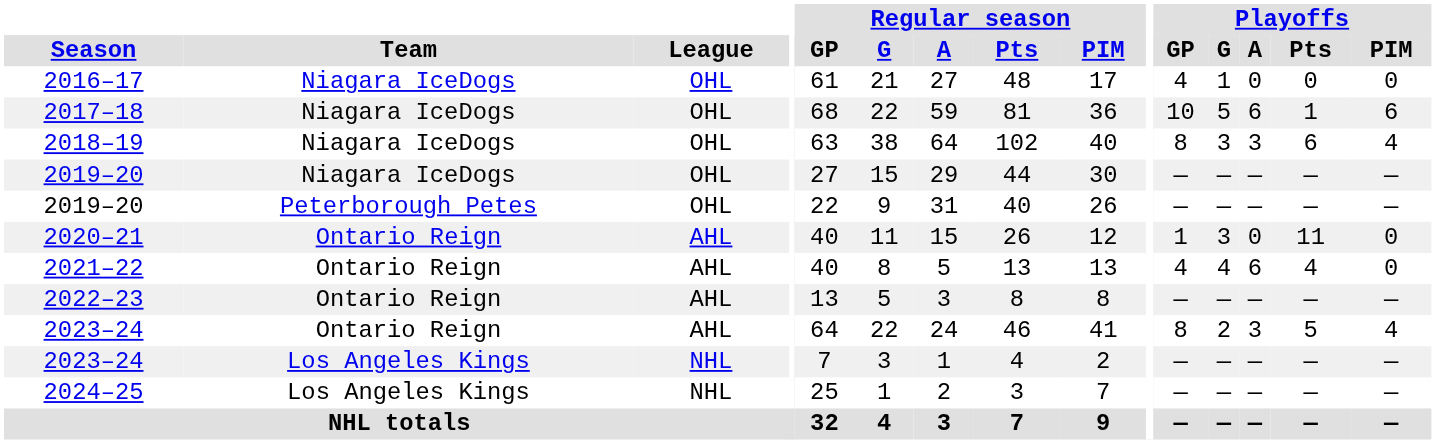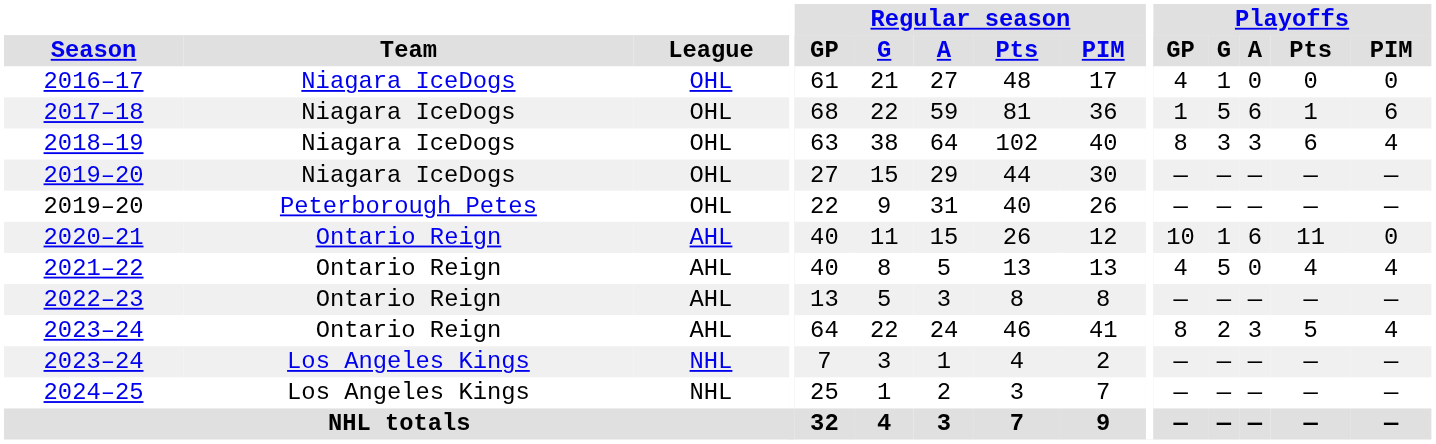(1181, 113) 10 -> (1181, 113) 1
(1181, 237) 1 -> (1181, 237) 10
(1224, 237) 3 -> (1224, 237) 1
(1255, 237) 0 -> (1255, 237) 6
(1224, 268) 4 -> (1224, 268) 5
(1255, 268) 6 -> (1255, 268) 0
(1391, 268) 0 -> (1391, 268) 4
